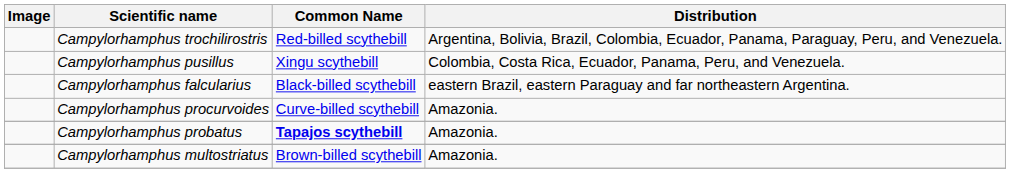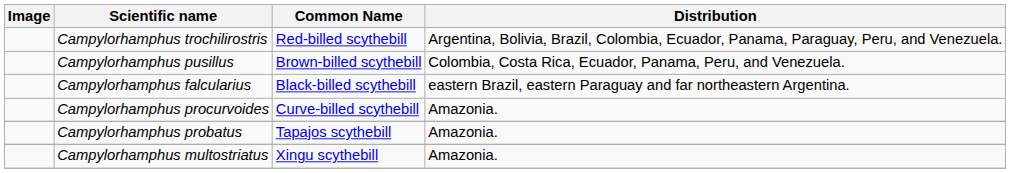(327, 62) Xingu scythebill -> (349, 62) Brown-billed scythebill
(339, 132) bold -> (334, 132) normal
(349, 156) Brown-billed scythebill -> (327, 156) Xingu scythebill
